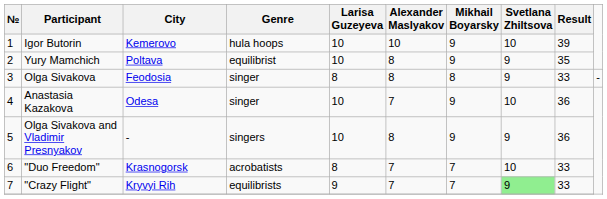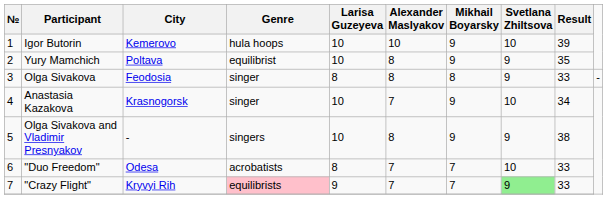(142, 101) Odesa -> (157, 101) Krasnogorsk
(564, 101) 36 -> (564, 101) 34
(564, 138) 36 -> (564, 138) 38
(157, 167) Krasnogorsk -> (142, 167) Odesa
(255, 185) no background -> (255, 185) pink background
